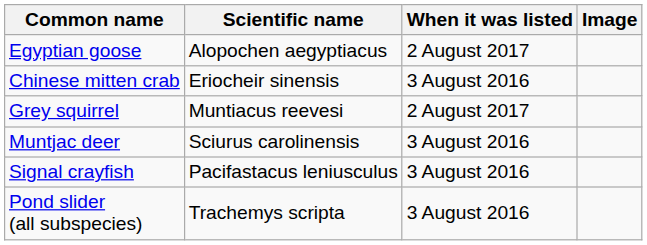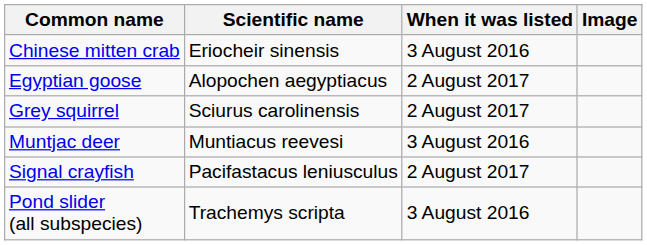rows swapped: (94, 80) <-> (75, 50)
(266, 111) Muntiacus reevesi -> (274, 111) Sciurus carolinensis
(274, 141) Sciurus carolinensis -> (266, 141) Muntiacus reevesi
(468, 171) 3 August 2016 -> (468, 171) 2 August 2017
